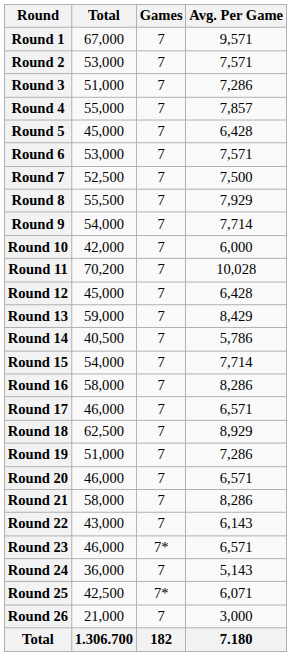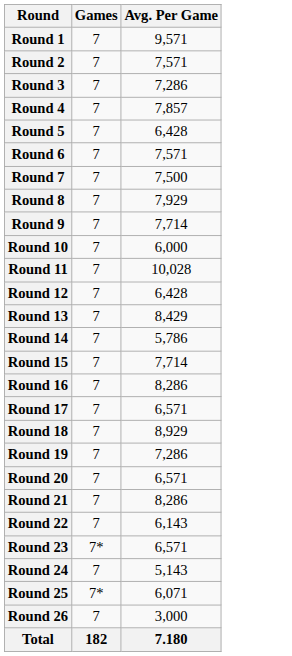- column: (104, 16)
